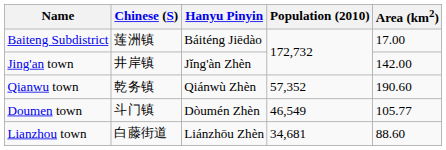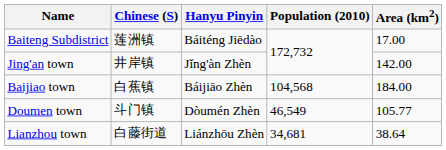+ row: (41, 87)
- row: (43, 87)
(390, 133) 88.60 -> (390, 133) 38.64
